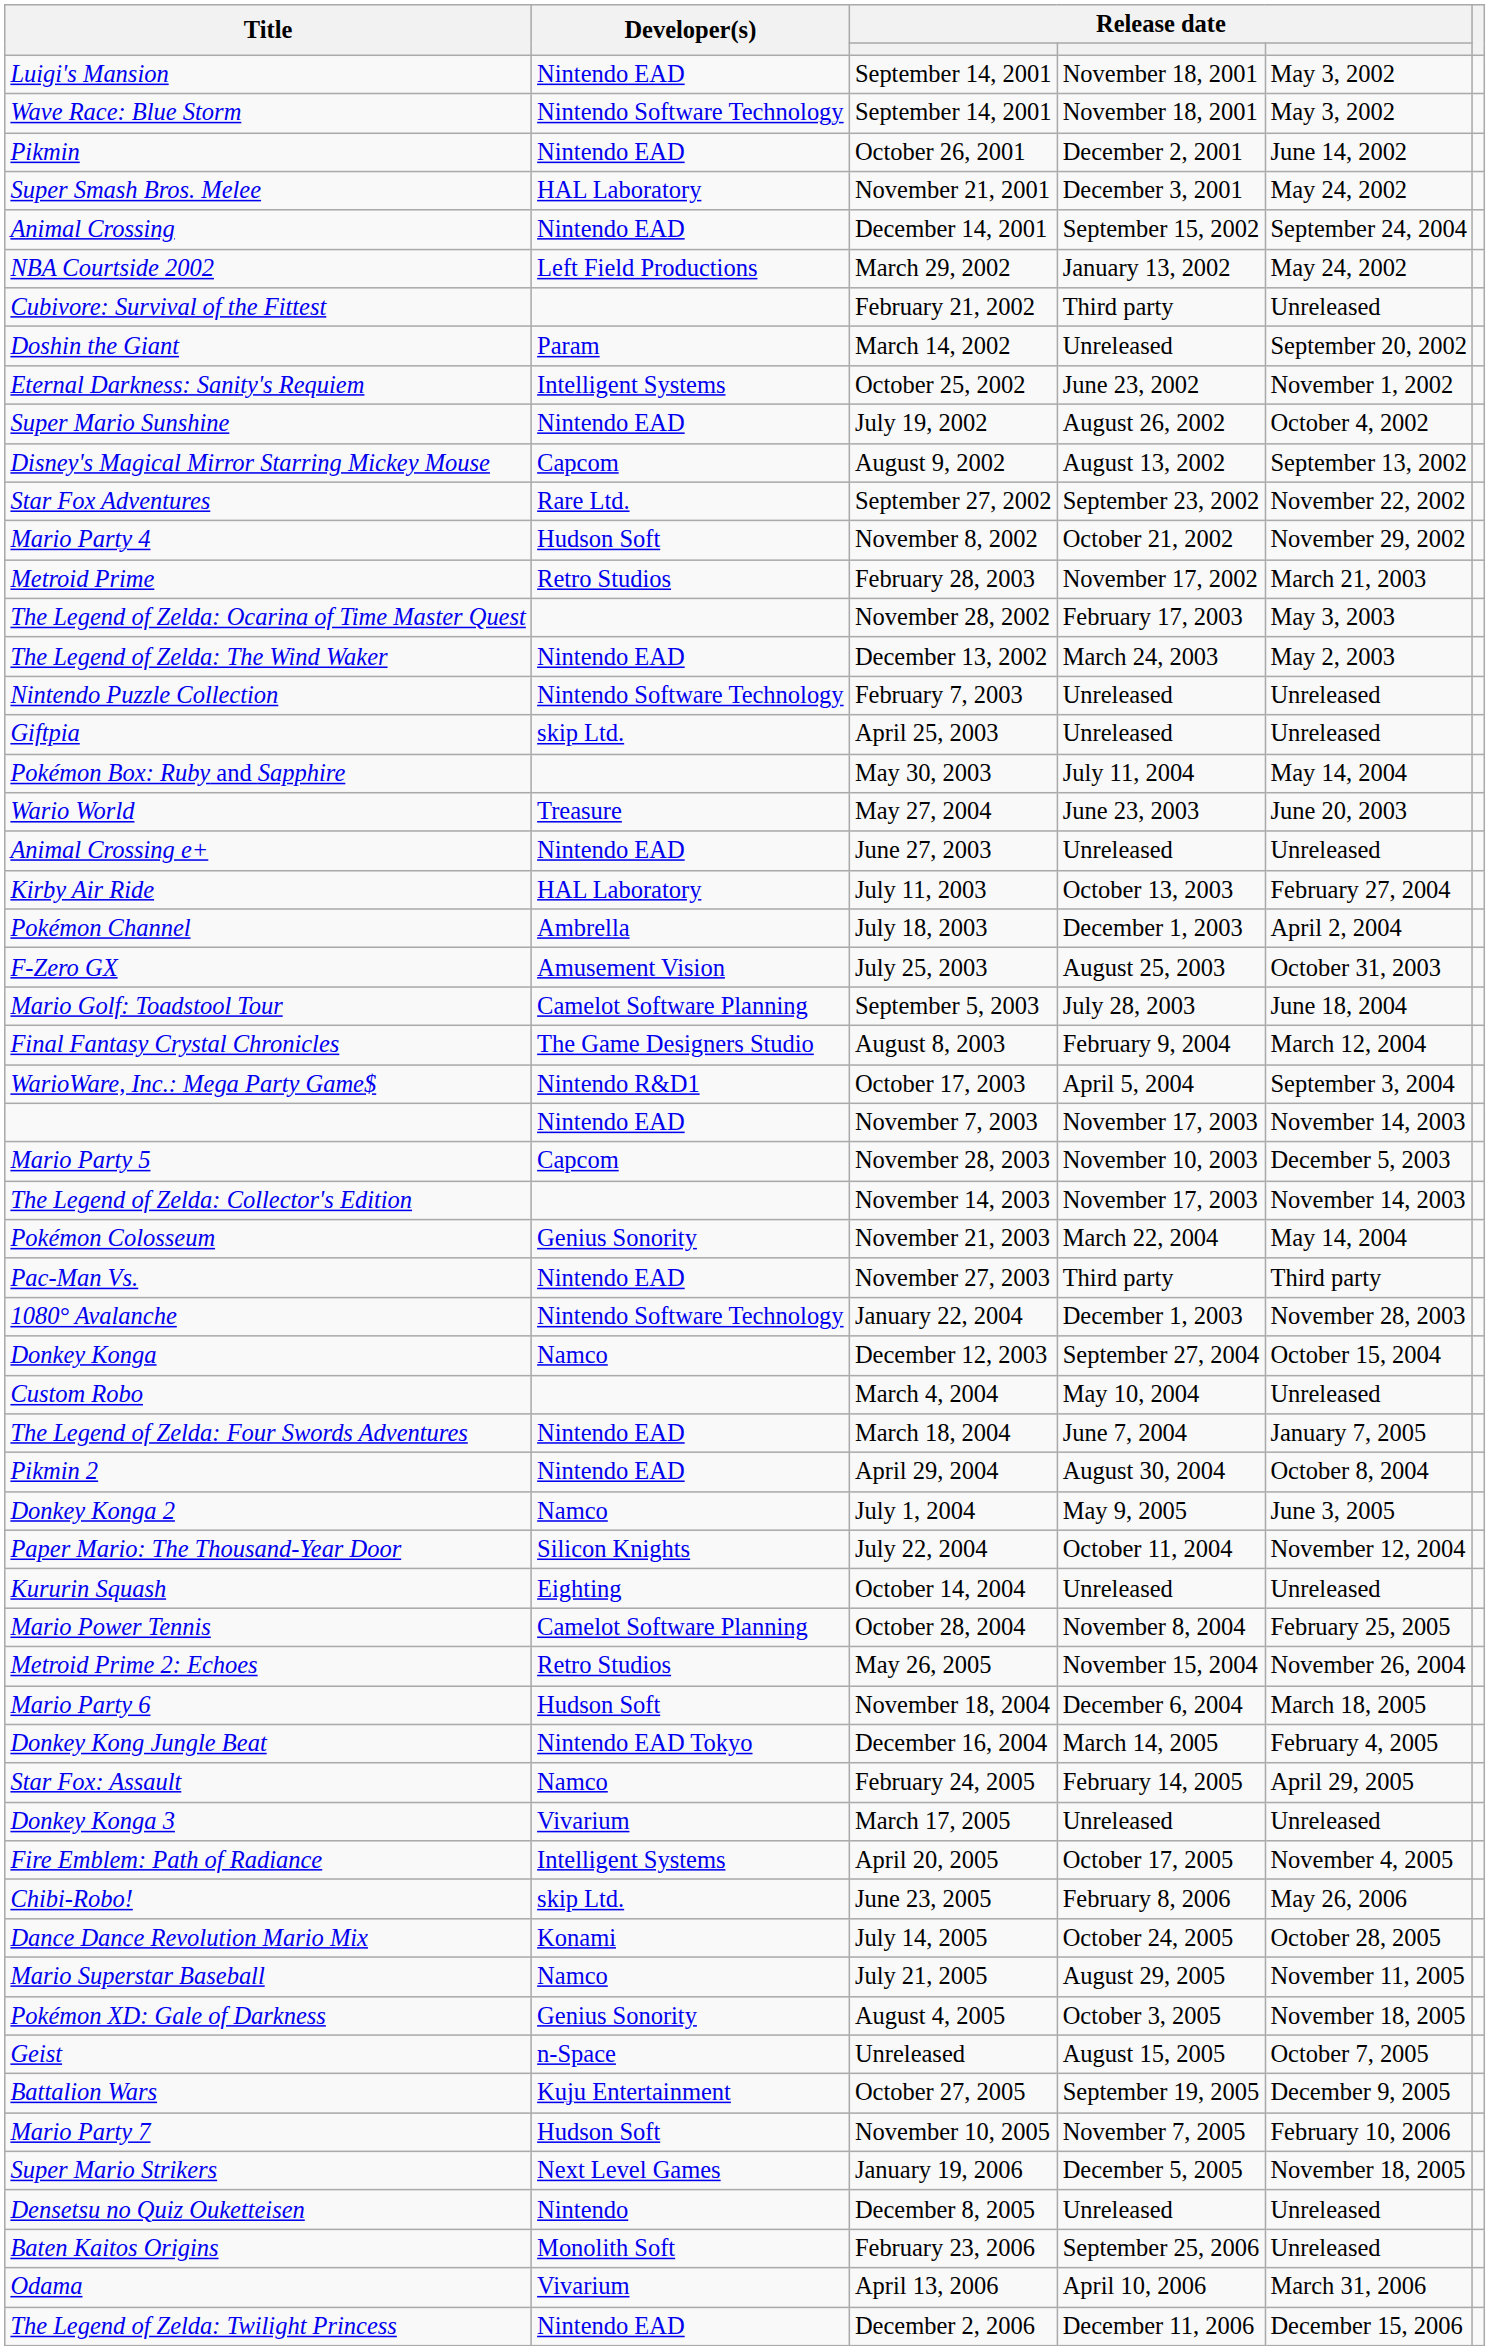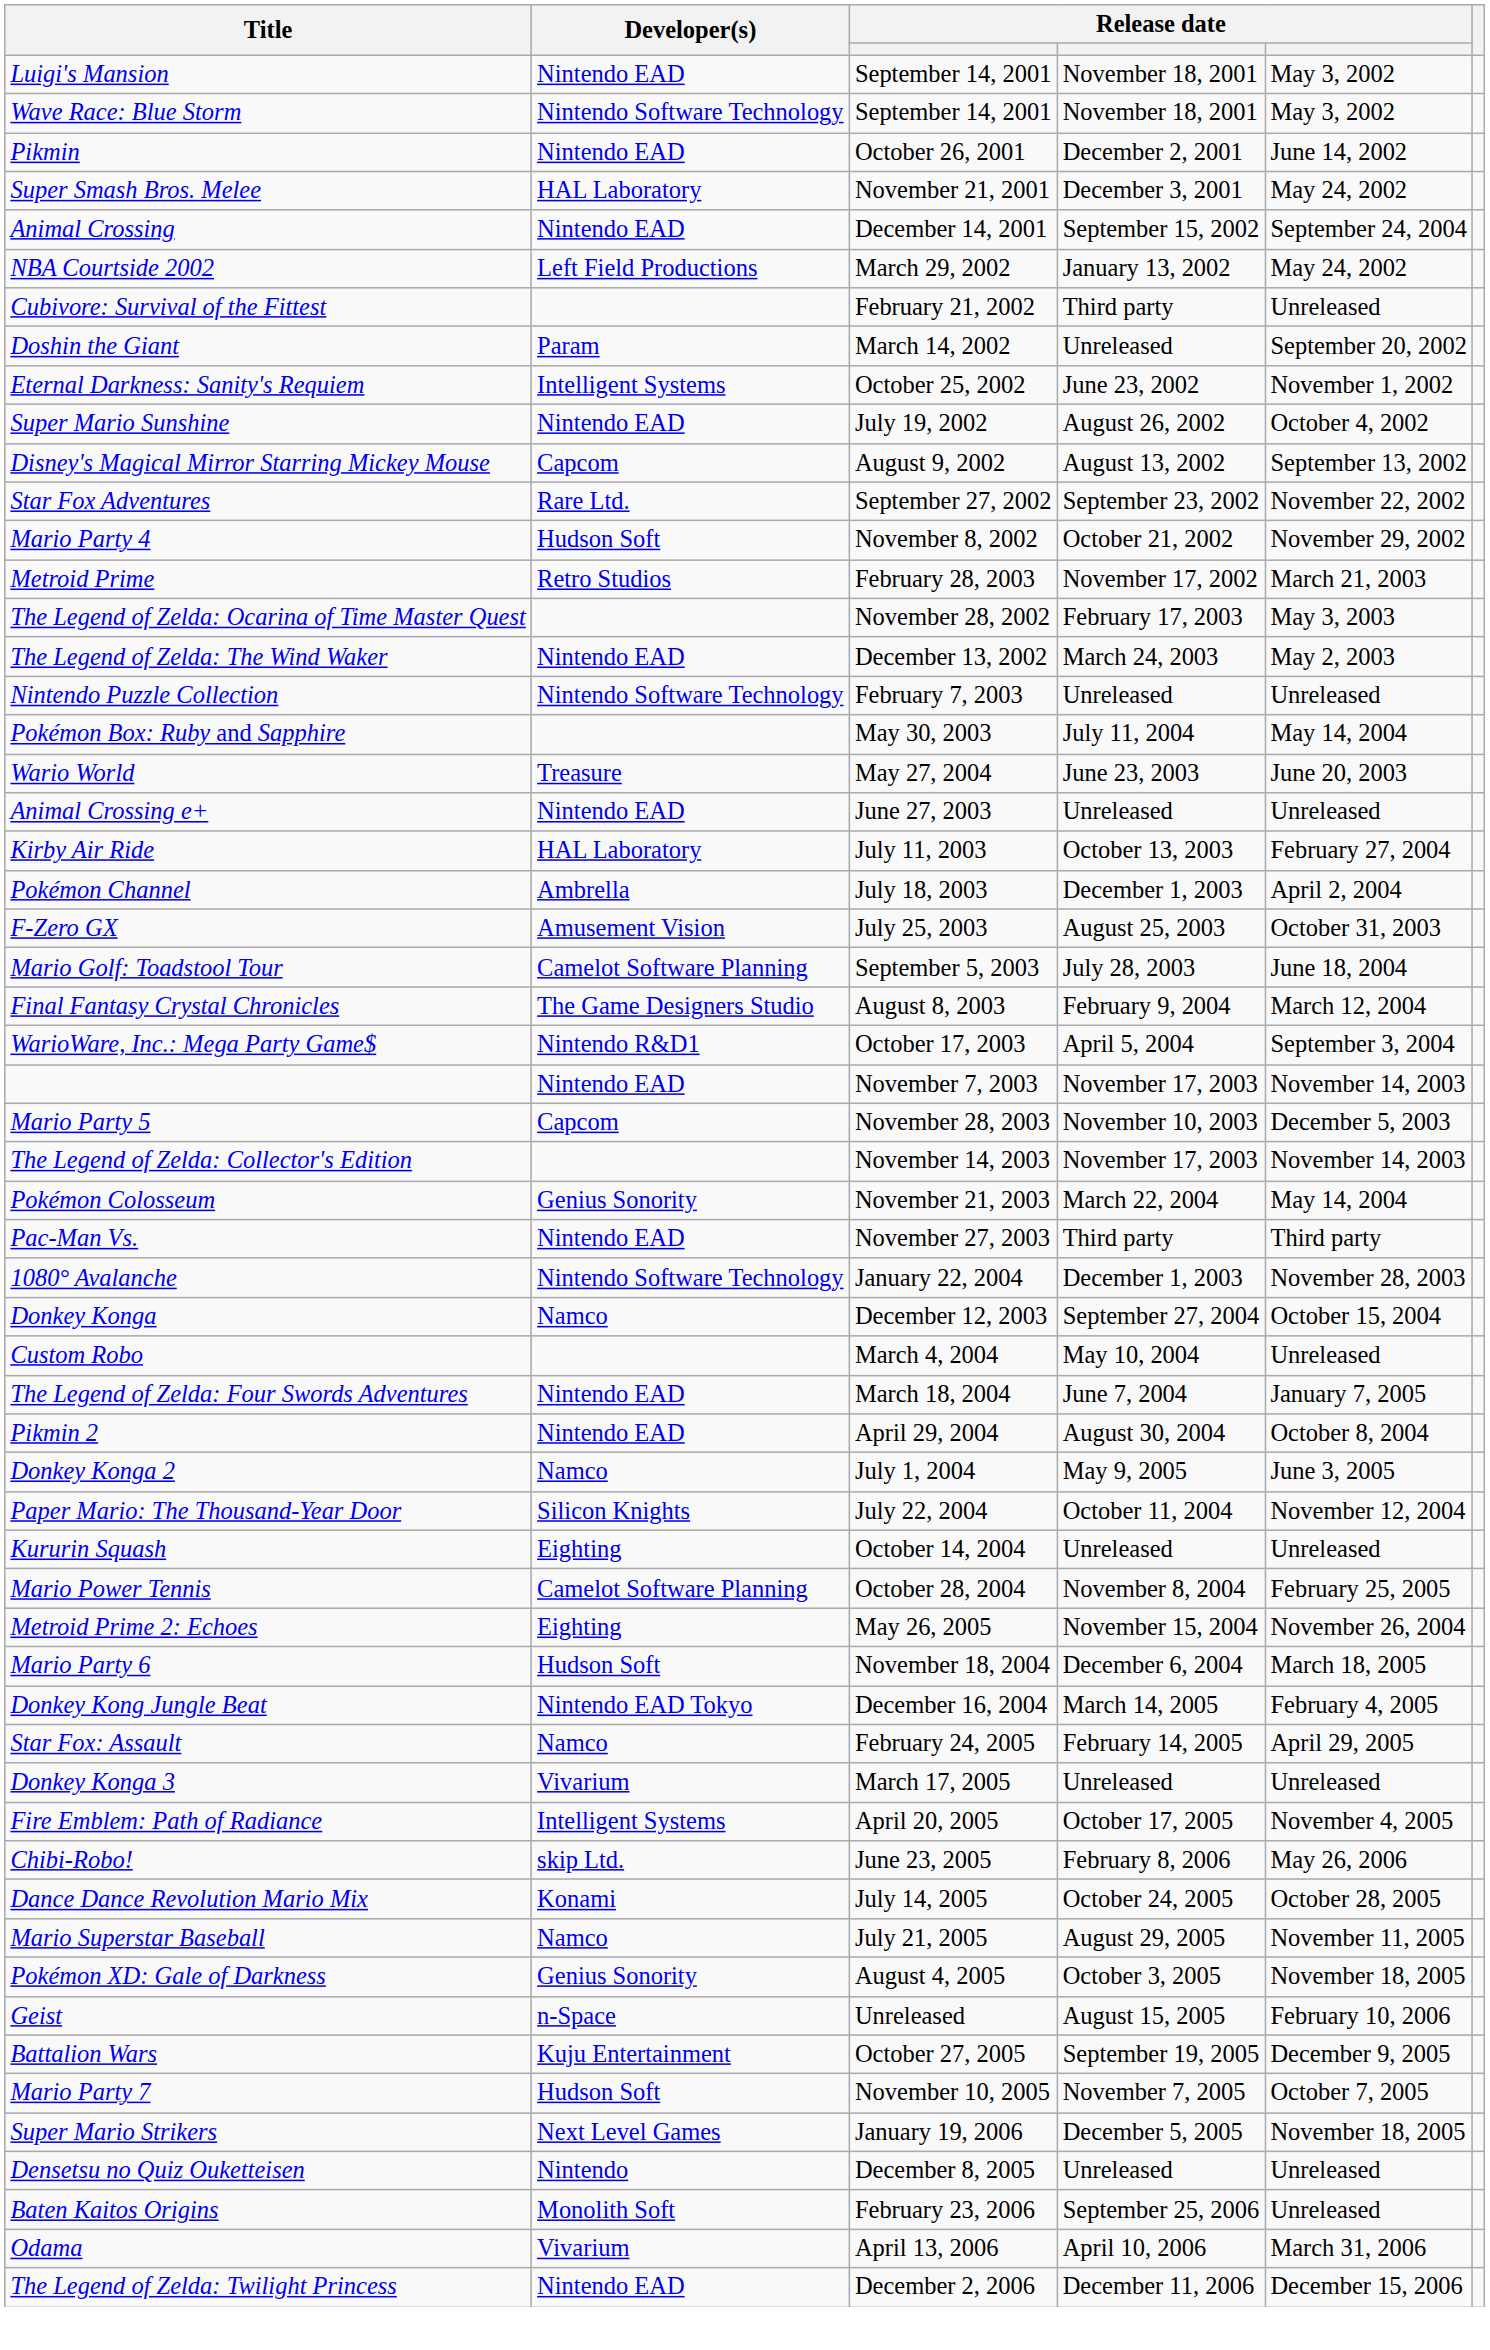- row: (45, 734)
(604, 1665) Retro Studios -> (579, 1626) Eighting
(1350, 2054) October 7, 2005 -> (1361, 2015) February 10, 2006
(1361, 2131) February 10, 2006 -> (1350, 2092) October 7, 2005
